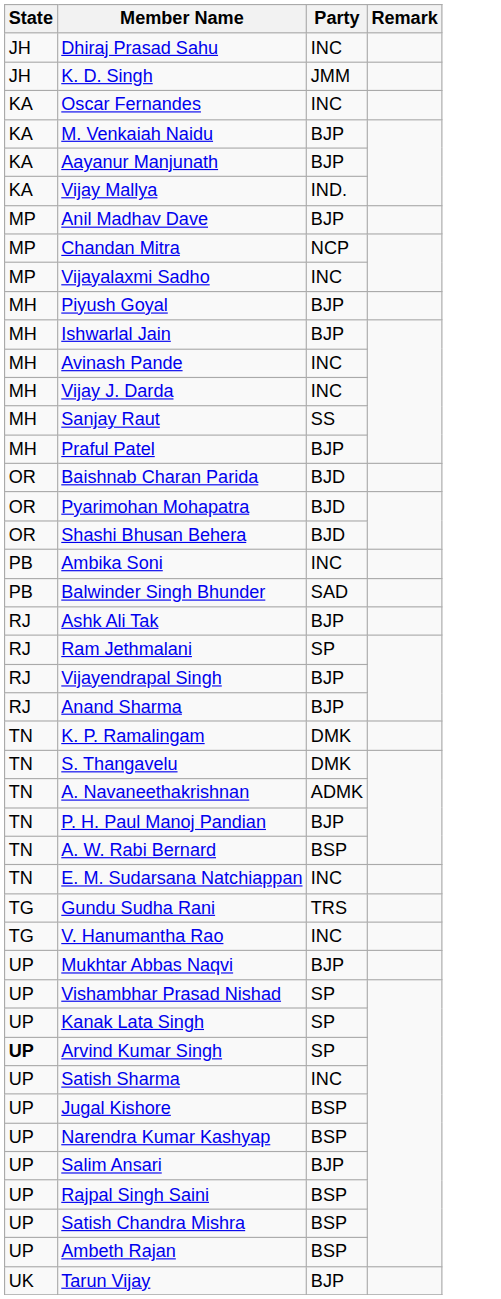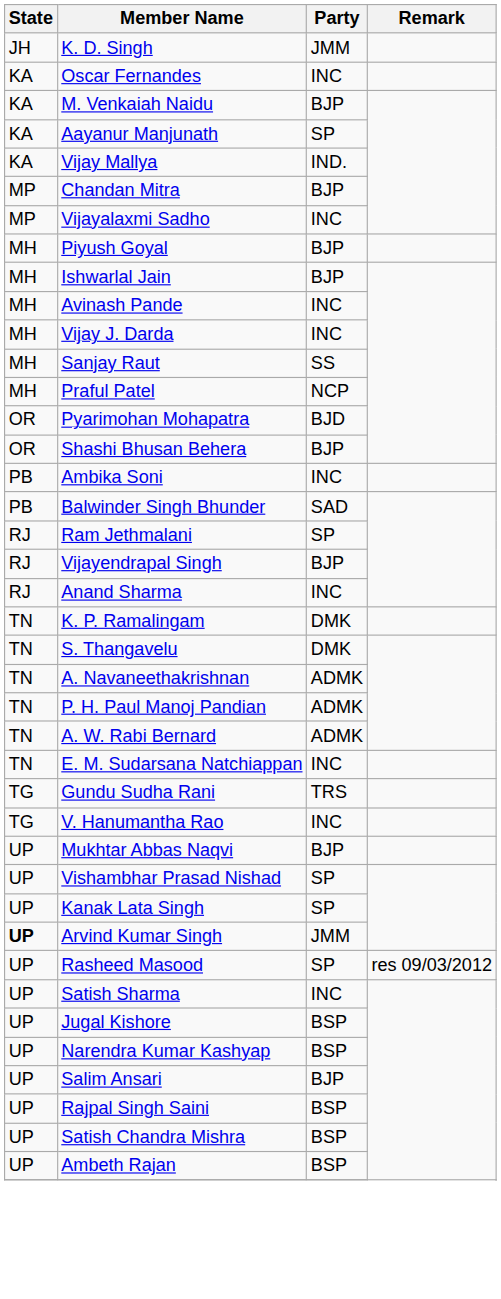- row: (140, 47)
(327, 162) BJP -> (323, 133) SP
- row: (135, 219)
(330, 248) NCP -> (327, 190) BJP
(327, 448) BJP -> (330, 391) NCP
- row: (160, 477)
(328, 534) BJD -> (327, 448) BJP
- row: (110, 620)
(327, 707) BJP -> (326, 592) INC
(327, 821) BJP -> (337, 707) ADMK
(329, 850) BSP -> (337, 735) ADMK
(323, 1051) SP -> (330, 936) JMM
+ row: (132, 965)
- row: (106, 1280)
